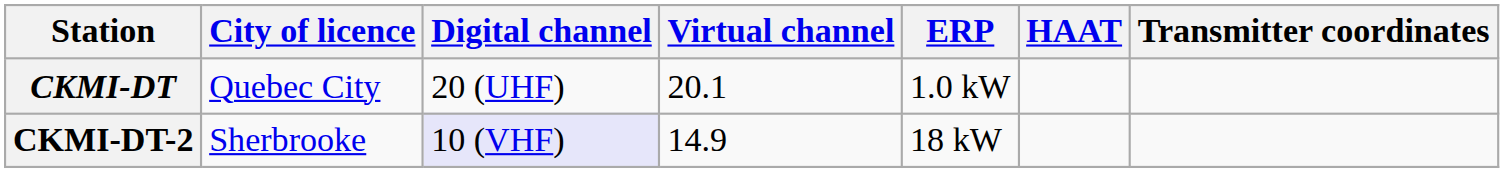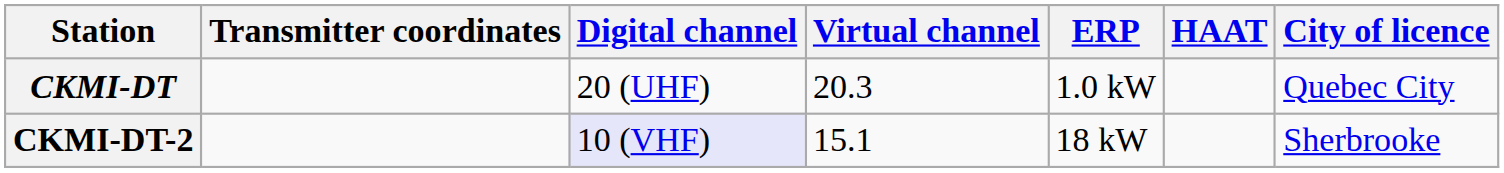columns swapped: (312, 31) <-> (1314, 31)
(697, 85) 20.1 -> (843, 85) 20.3
(697, 139) 14.9 -> (843, 139) 15.1
